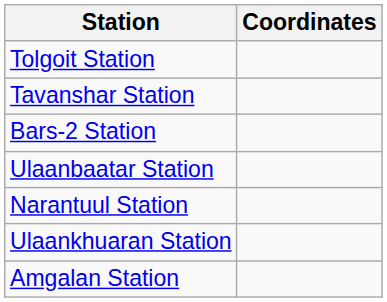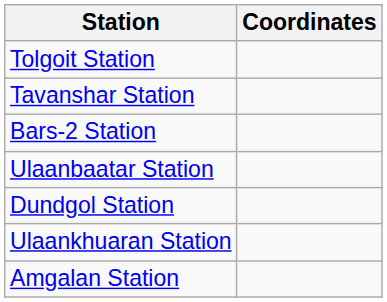+ row: (92, 205)
- row: (99, 205)
